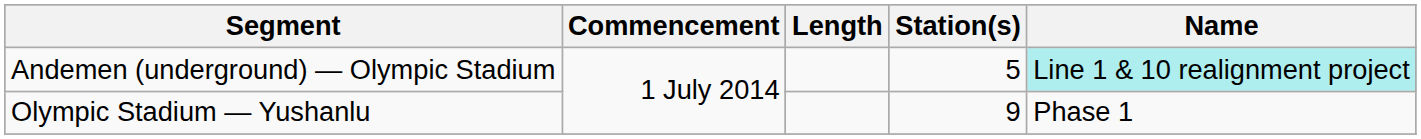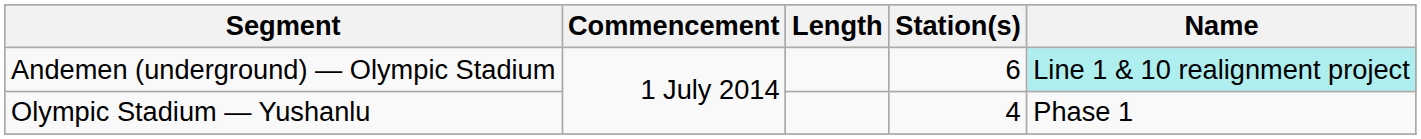(1013, 69) 5 -> (1013, 69) 6
(1013, 112) 9 -> (1013, 112) 4
